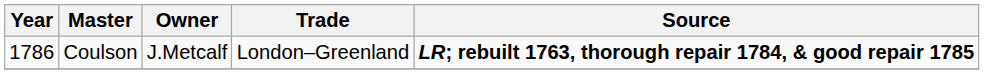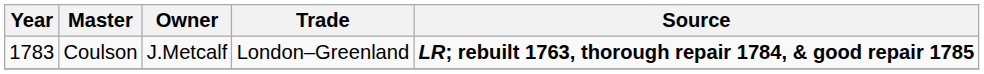(32, 52) 1786 -> (32, 52) 1783
